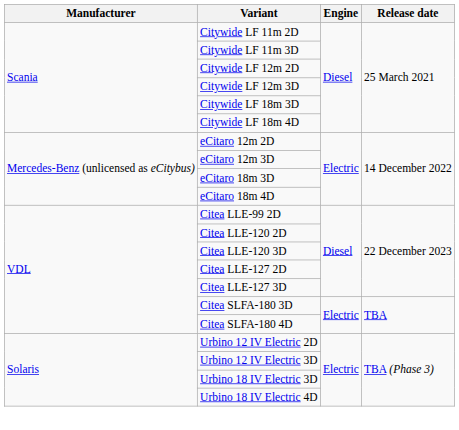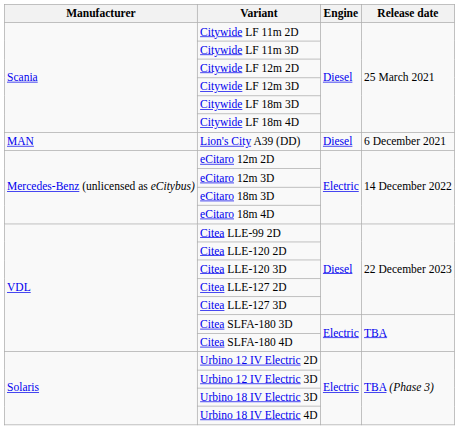+ row: (250, 141)
